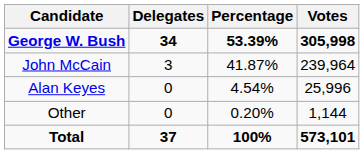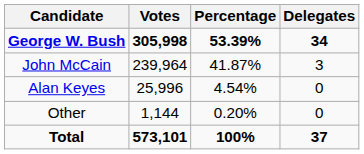columns swapped: (328, 16) <-> (168, 16)
